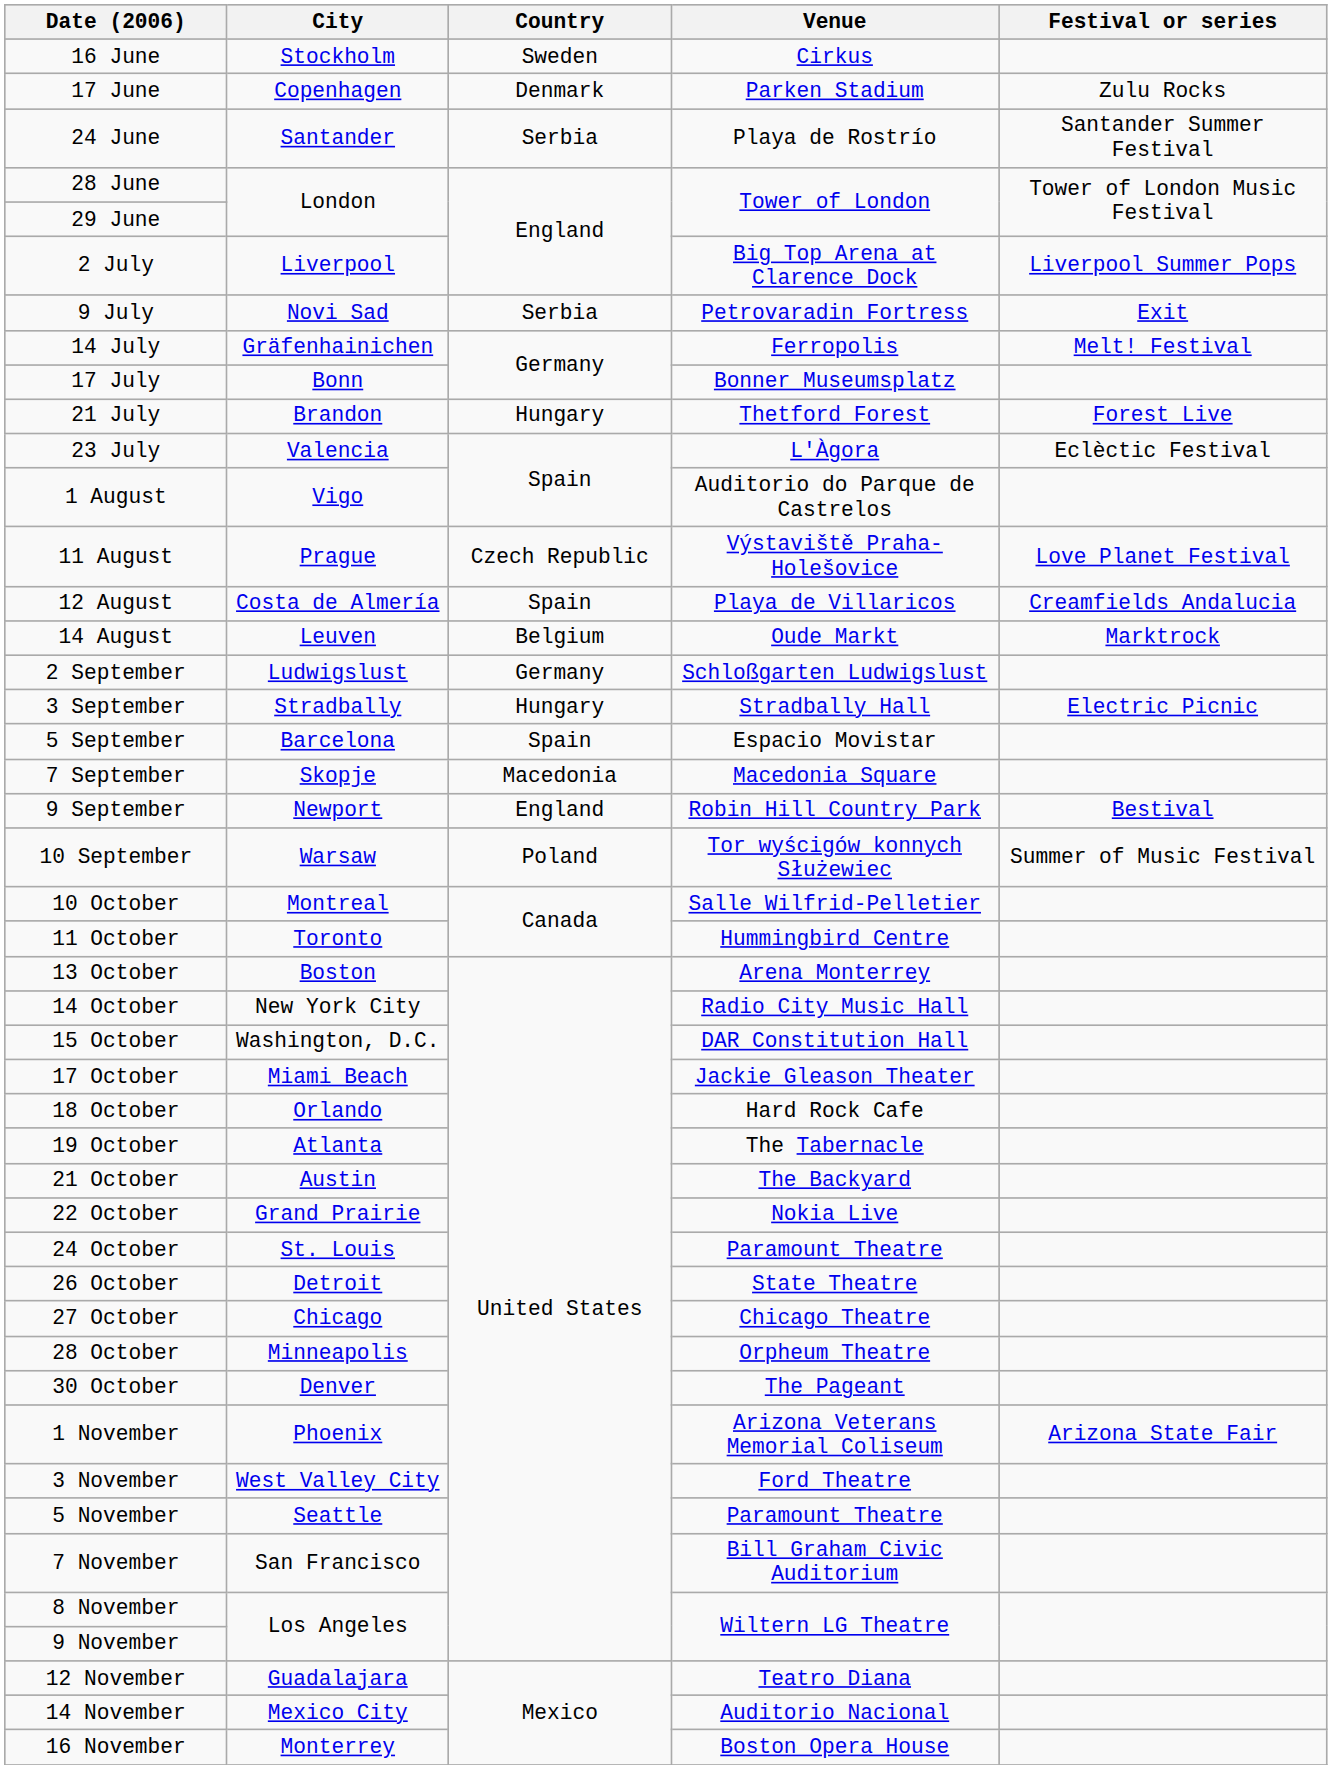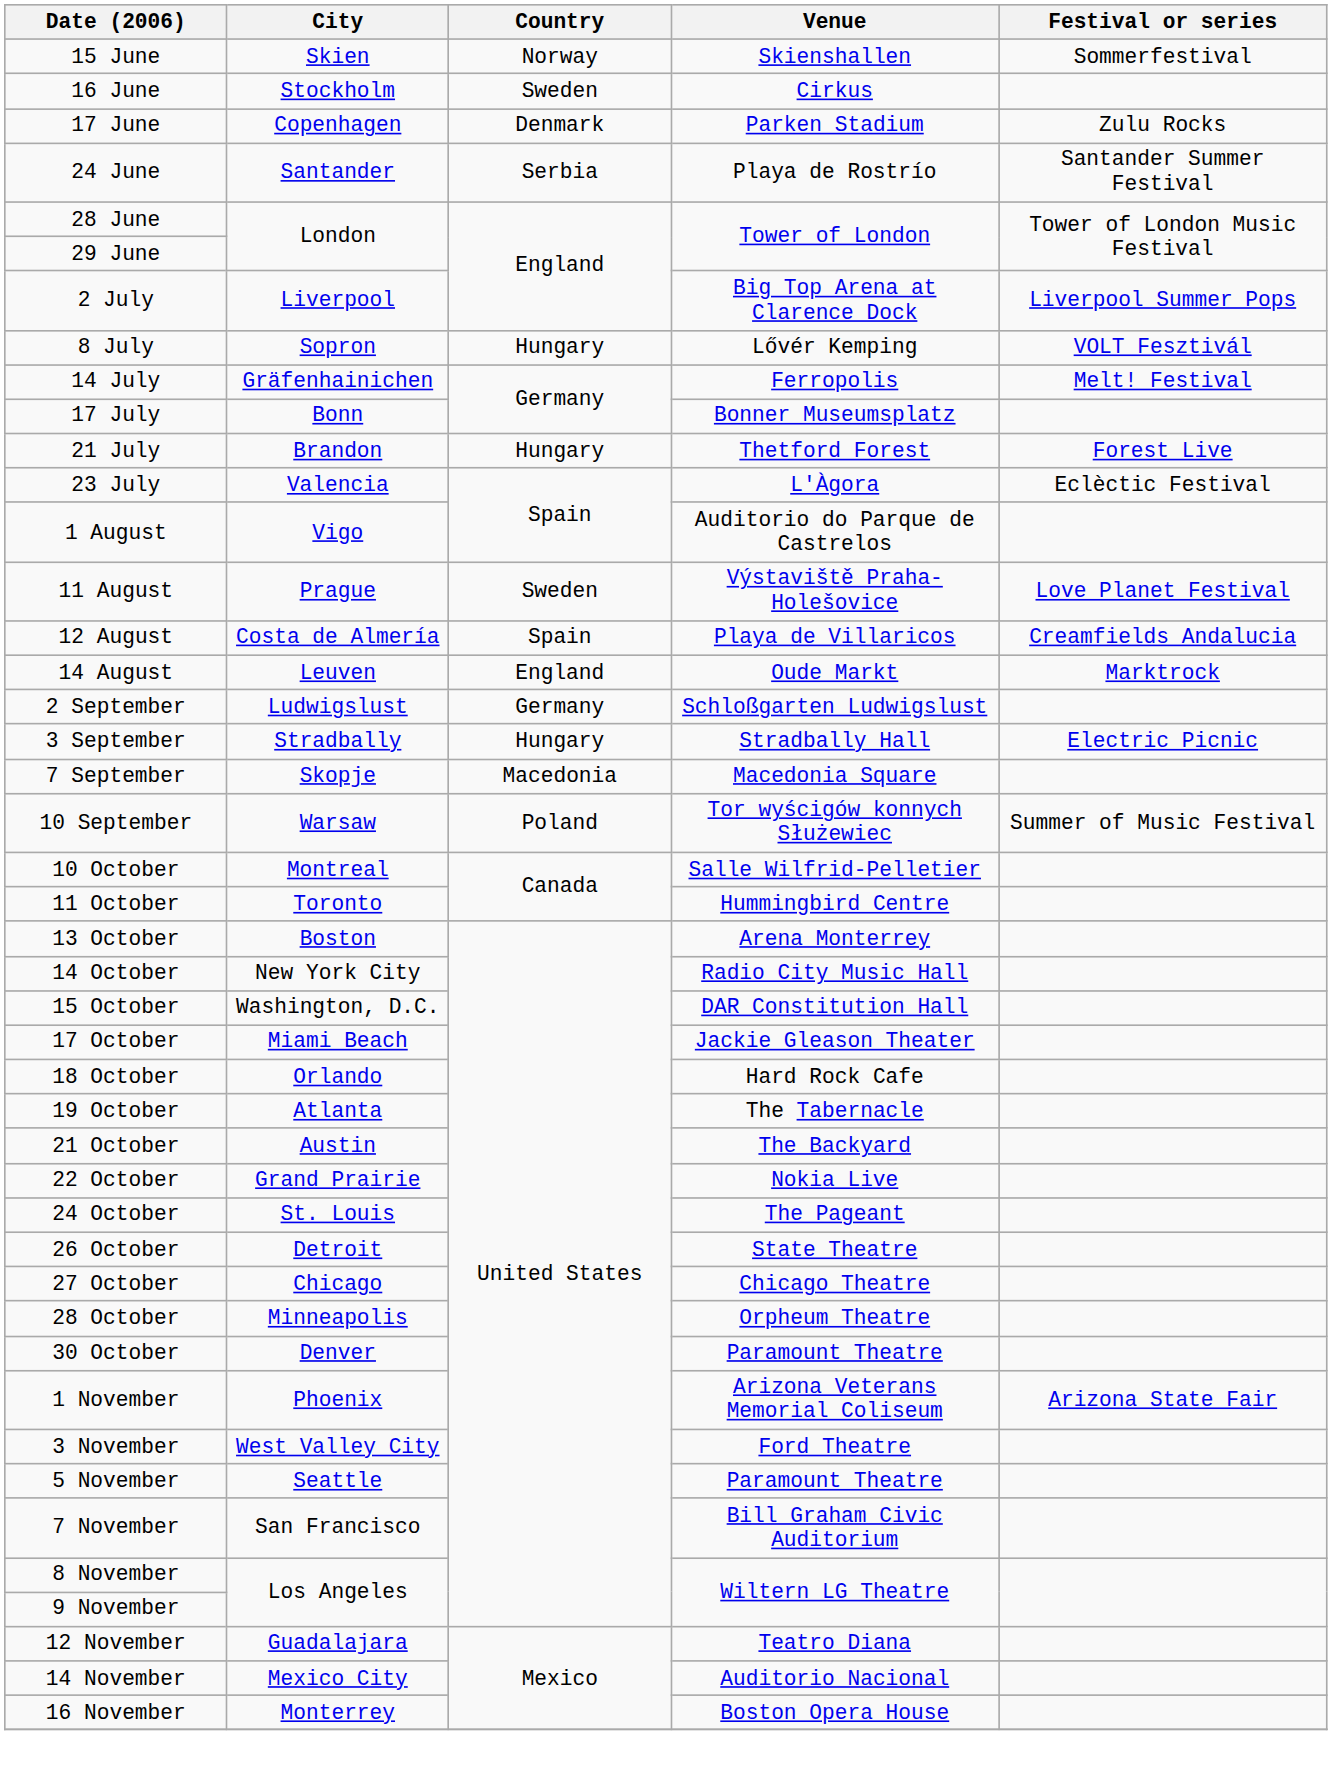+ row: (116, 57)
+ row: (116, 347)
- row: (116, 313)
(560, 557) Czech Republic -> (560, 591) Sweden
(560, 638) Belgium -> (560, 672) England
- row: (116, 742)
- row: (116, 811)
(835, 1249) Paramount Theatre -> (835, 1215) The Pageant
(835, 1388) The Pageant -> (835, 1353) Paramount Theatre
